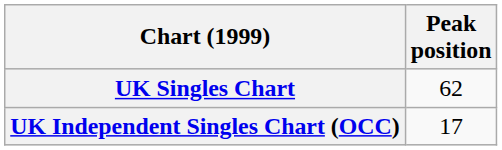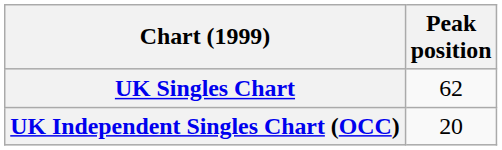(451, 125) 17 -> (451, 125) 20
